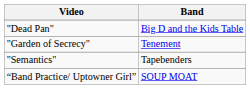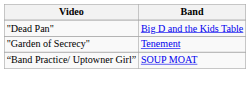- row: (31, 60)
